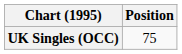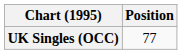(150, 37) 75 -> (150, 37) 77
